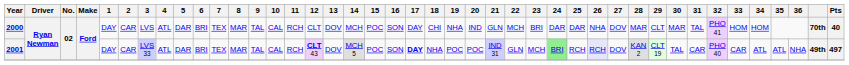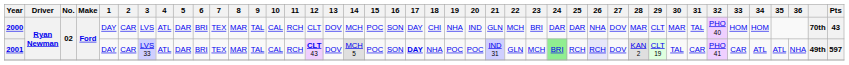(717, 27) PHO 41 -> (717, 27) PHO 40
(836, 28) 40 -> (836, 28) 43
(717, 49) PHO 40 -> (717, 49) PHO 41
(836, 49) 497 -> (836, 49) 597
